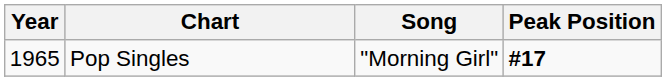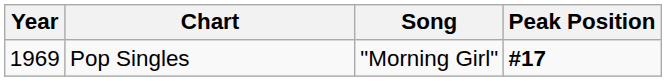(35, 57) 1965 -> (35, 57) 1969
